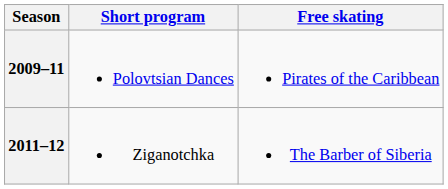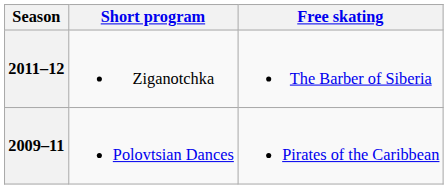rows swapped: (36, 145) <-> (36, 68)
